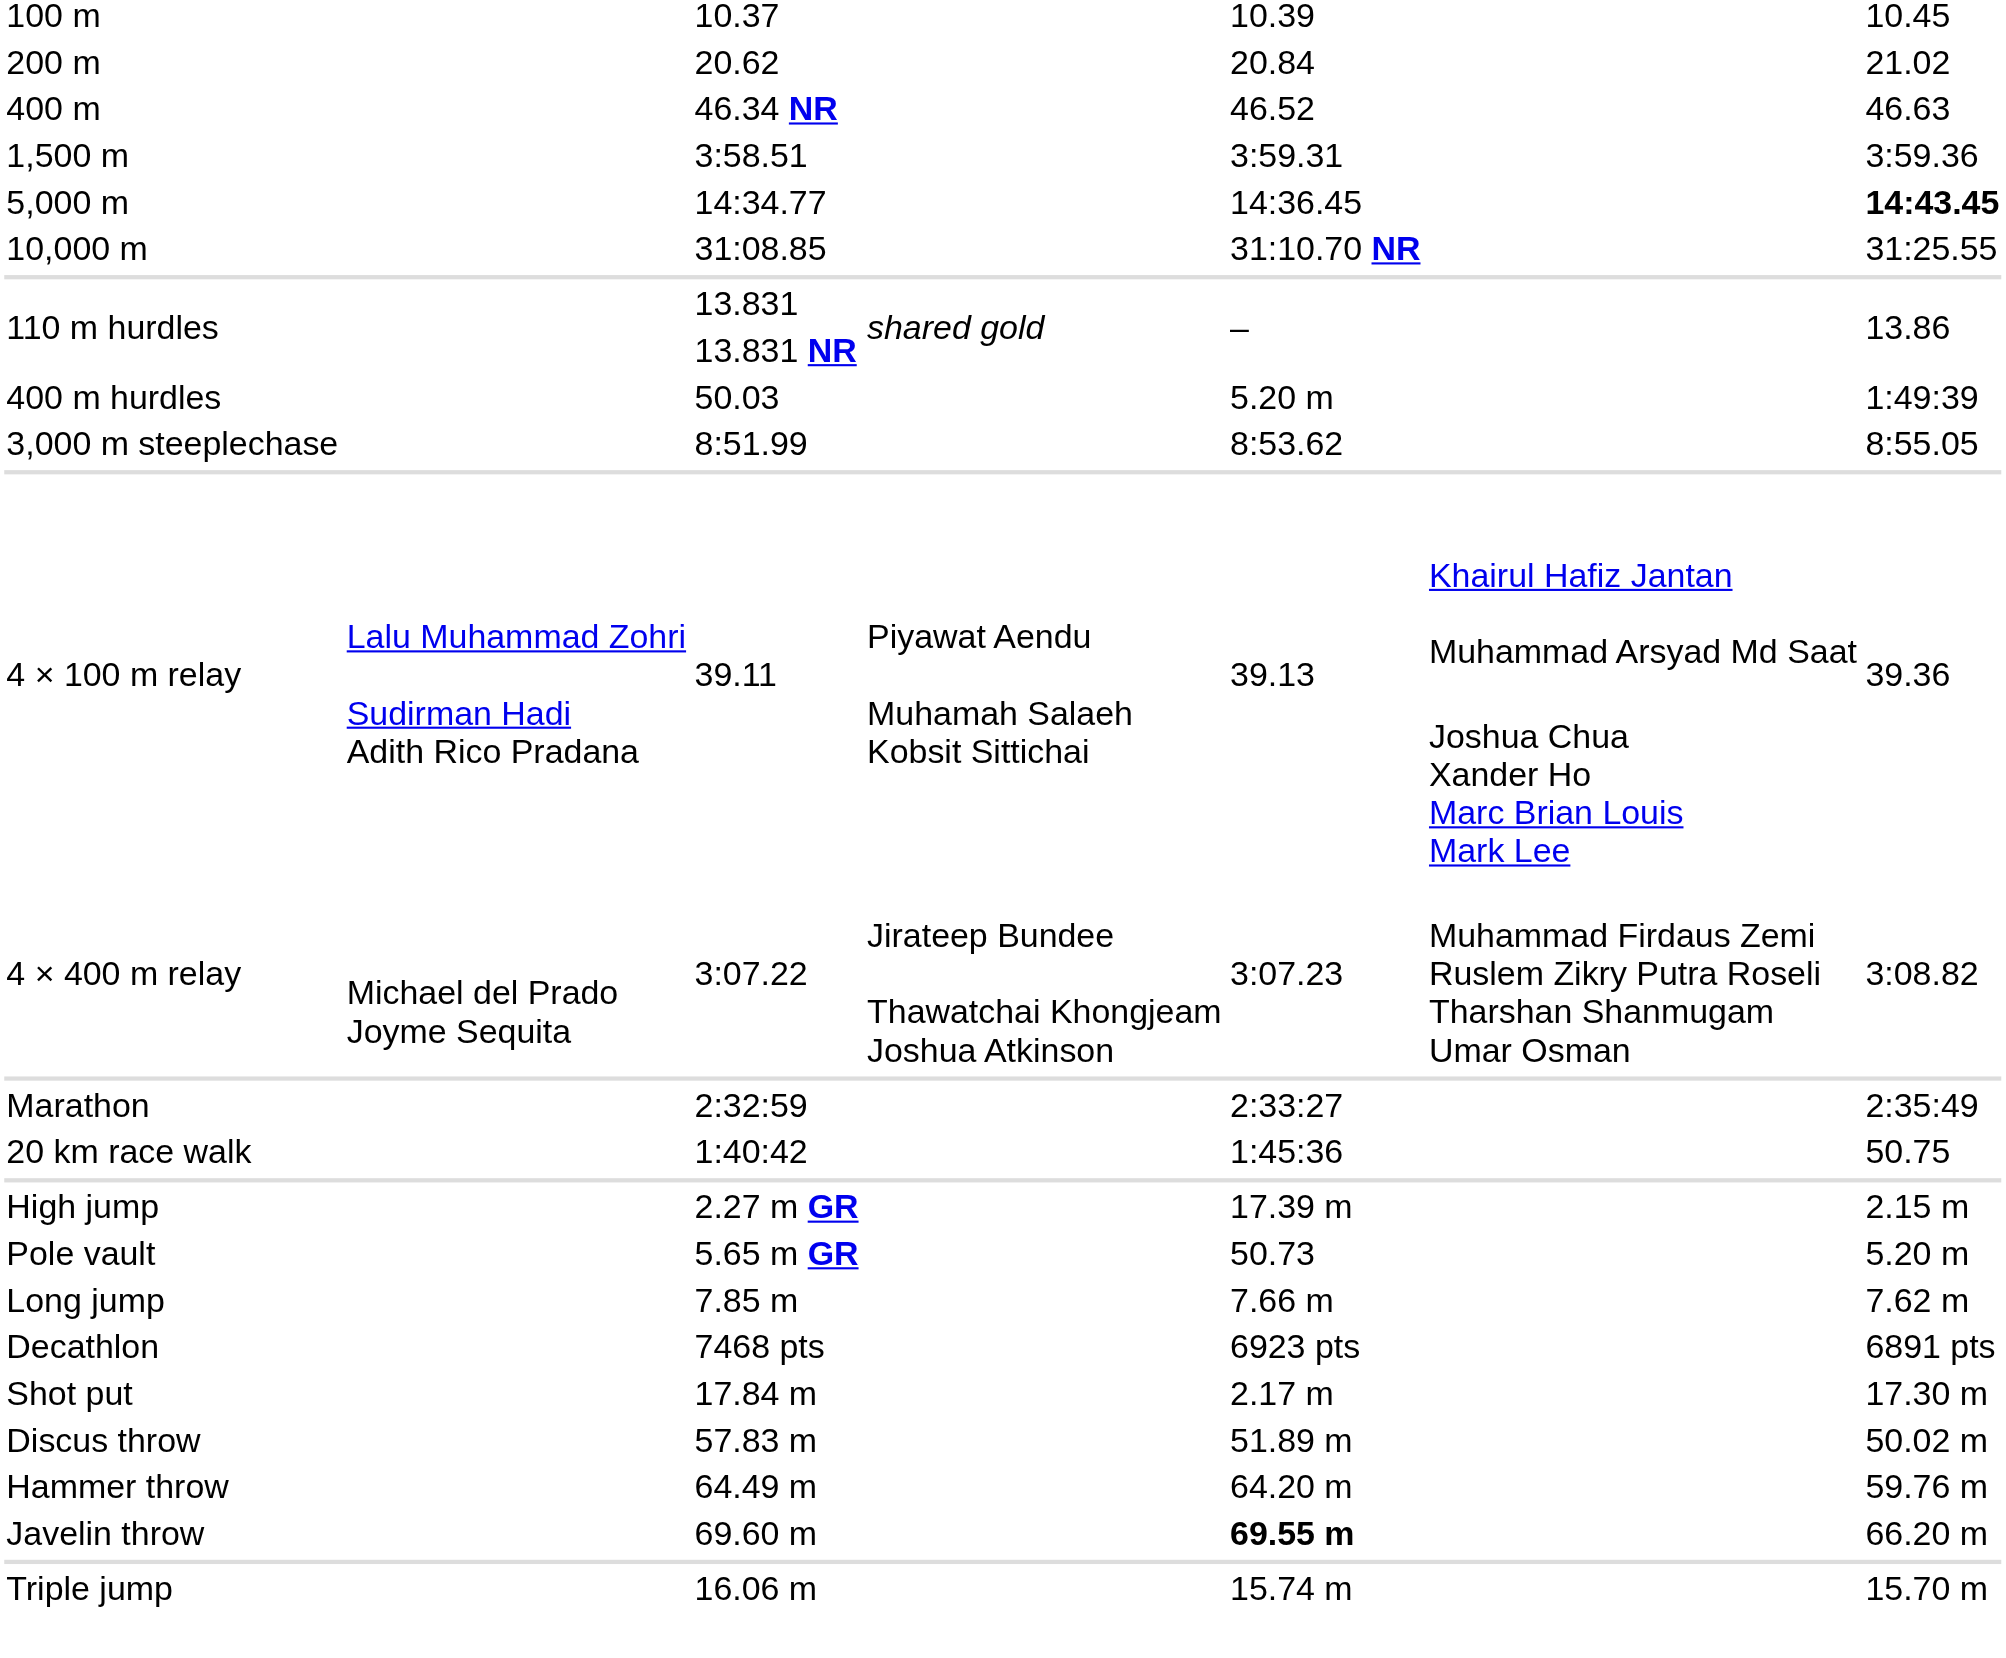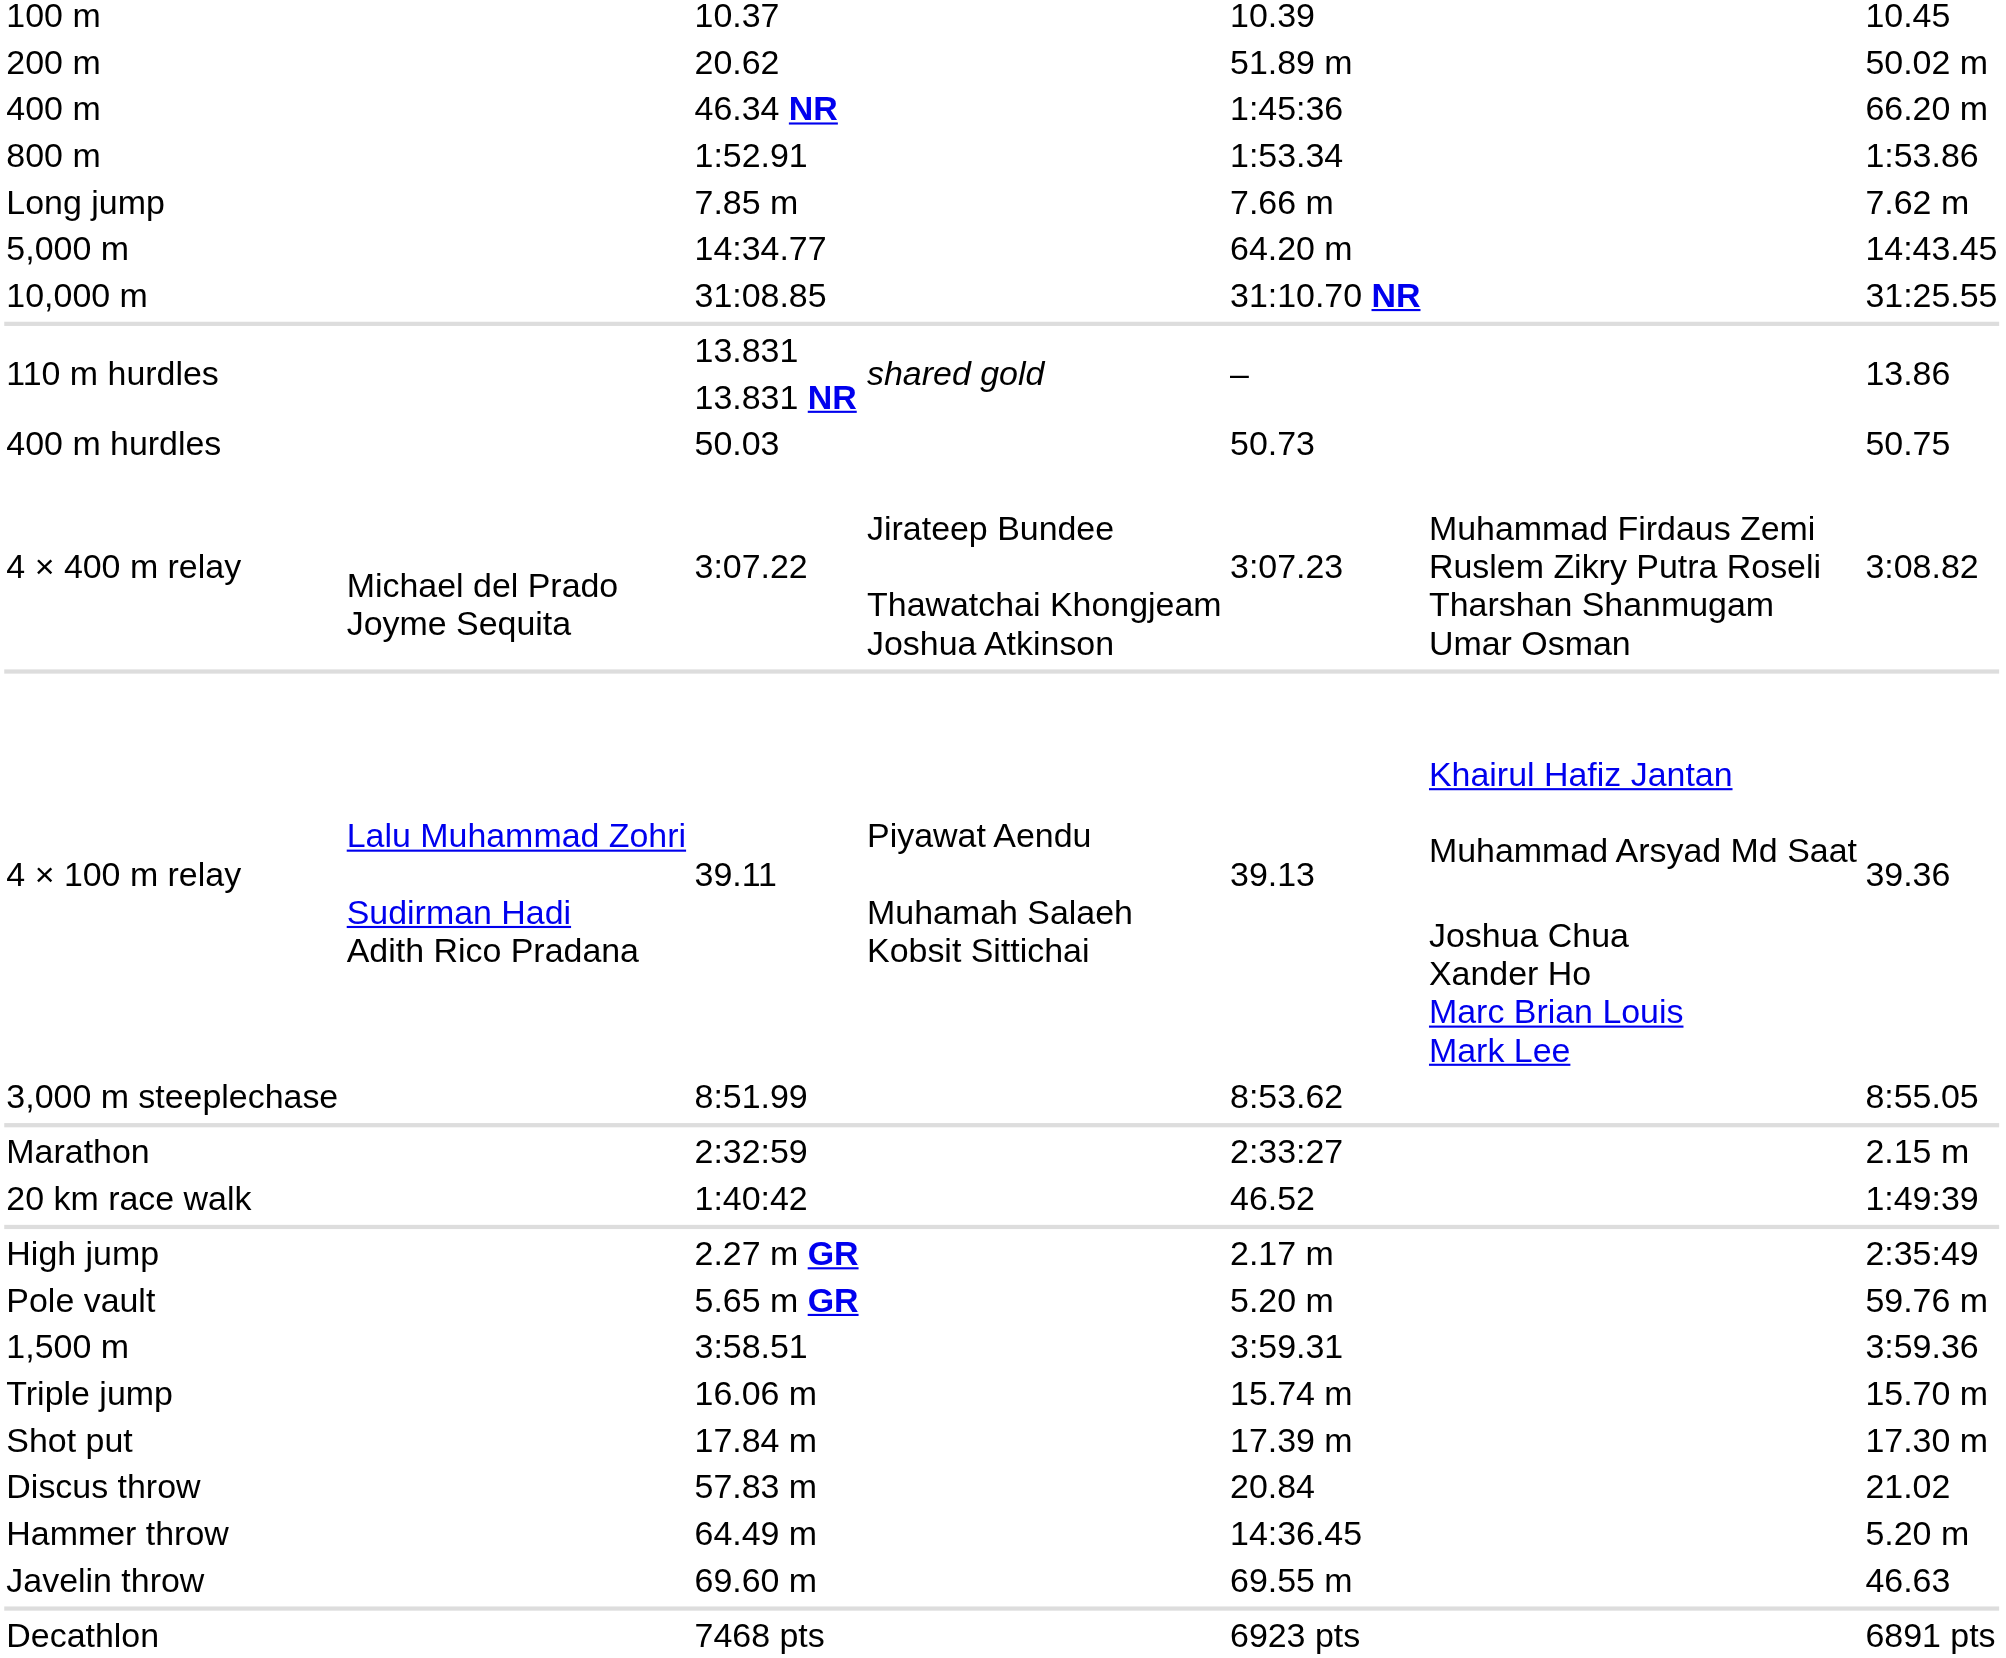(1272, 62) 20.84 -> (1291, 62) 51.89 m
(1908, 62) 21.02 -> (1927, 62) 50.02 m
(1272, 109) 46.52 -> (1287, 109) 1:45:36
(1908, 109) 46.63 -> (1927, 109) 66.20 m
+ row: (53, 155)
rows swapped: (68, 155) <-> (86, 1300)
(1296, 202) 14:36.45 -> (1291, 249) 64.20 m
(1932, 202) bold -> (1931, 249) normal
(1282, 397) 5.20 m -> (1272, 444) 50.73
(1922, 397) 1:49:39 -> (1908, 444) 50.75
rows swapped: (172, 444) <-> (124, 974)
(1922, 1105) 2:35:49 -> (1917, 1152) 2.15 m
(1287, 1152) 1:45:36 -> (1272, 1198) 46.52
(1908, 1152) 50.75 -> (1922, 1198) 1:49:39
(1291, 1207) 17.39 m -> (1282, 1253) 2.17 m
(1917, 1207) 2.15 m -> (1922, 1253) 2:35:49
(1272, 1253) 50.73 -> (1282, 1300) 5.20 m
(1917, 1253) 5.20 m -> (1927, 1300) 59.76 m
rows swapped: (90, 1588) <-> (83, 1347)
(1282, 1393) 2.17 m -> (1291, 1440) 17.39 m
(1291, 1440) 51.89 m -> (1272, 1487) 20.84
(1927, 1440) 50.02 m -> (1908, 1487) 21.02
(1291, 1487) 64.20 m -> (1296, 1533) 14:36.45
(1927, 1487) 59.76 m -> (1917, 1533) 5.20 m
(1292, 1533) bold -> (1291, 1580) normal
(1927, 1533) 66.20 m -> (1908, 1580) 46.63
